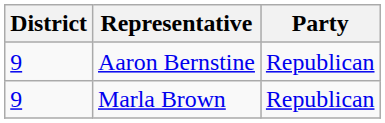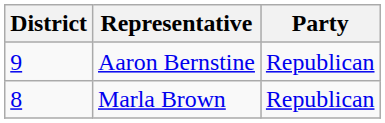(16, 99) 9 -> (16, 99) 8
